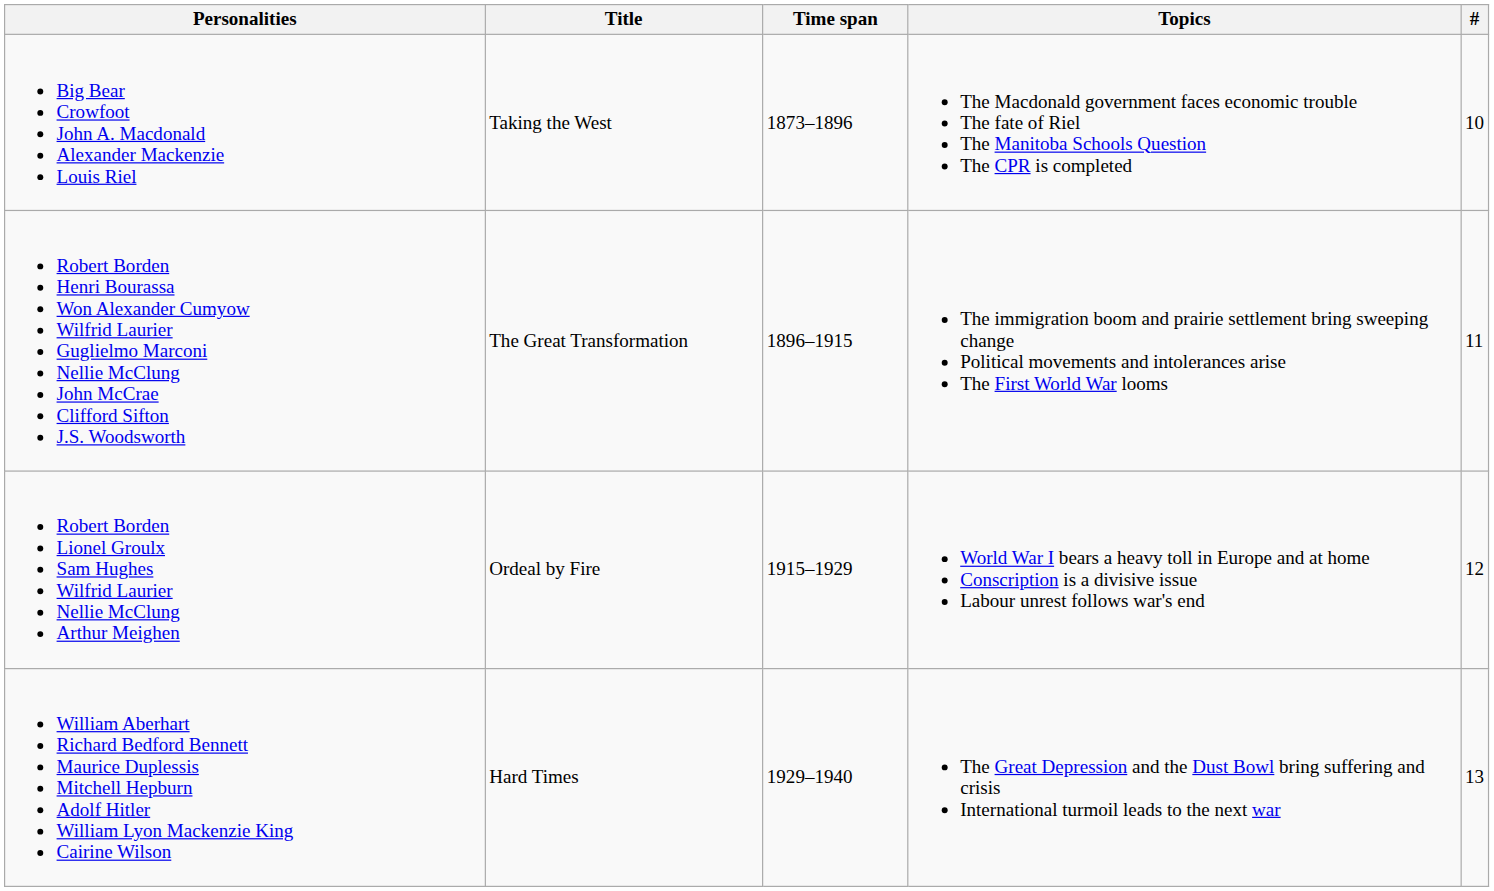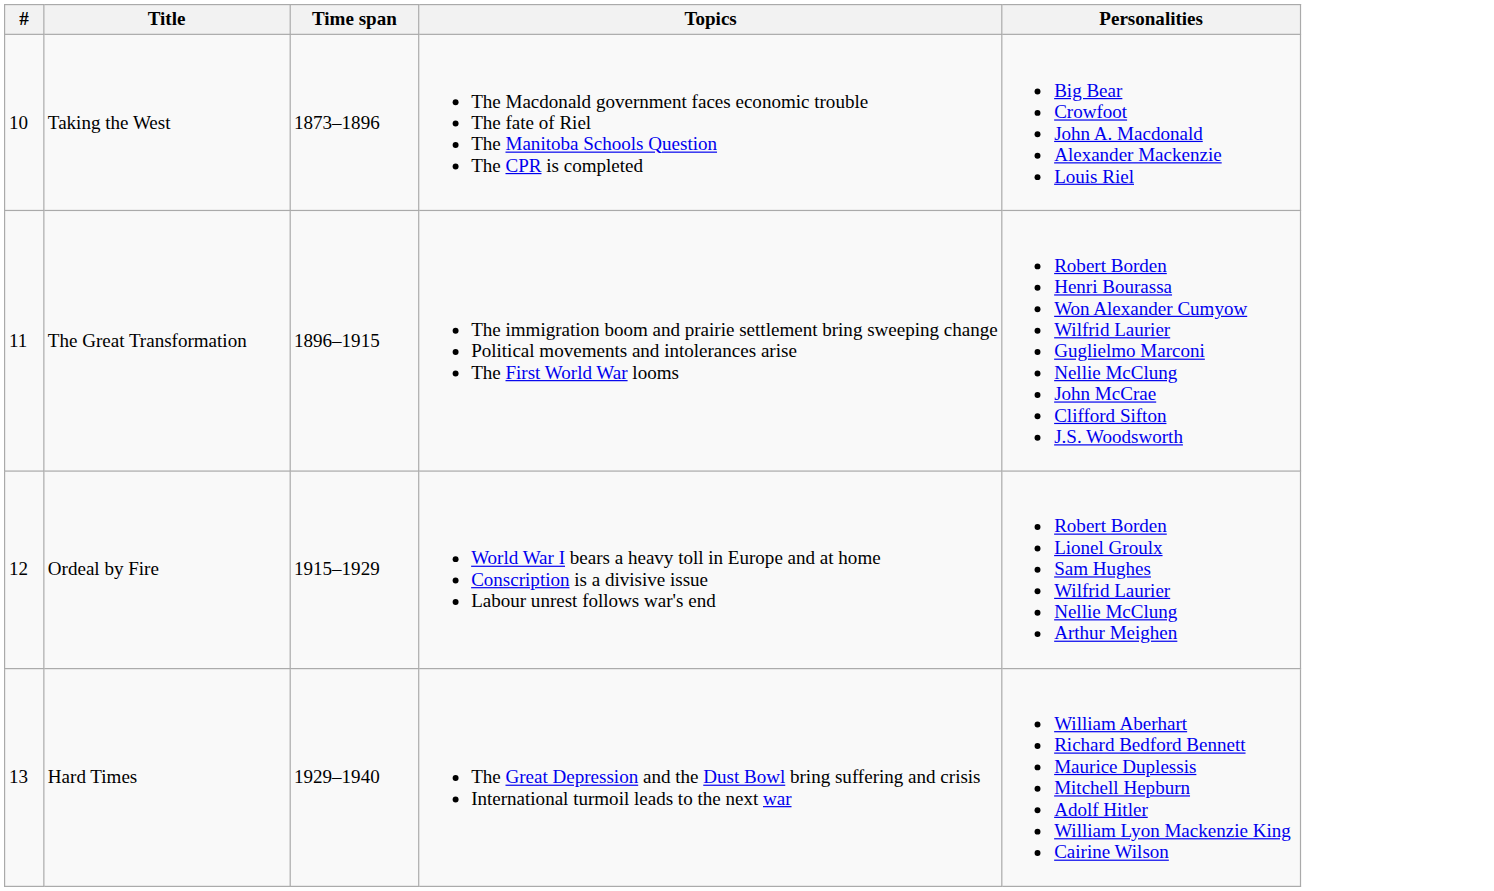columns swapped: (1475, 19) <-> (245, 19)
